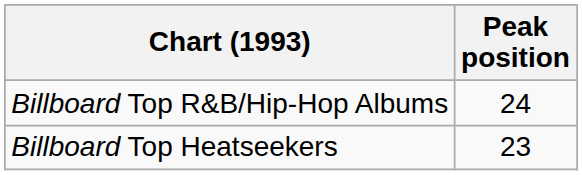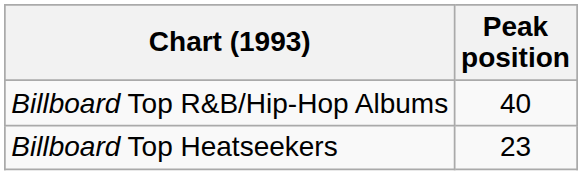(515, 102) 24 -> (515, 102) 40
